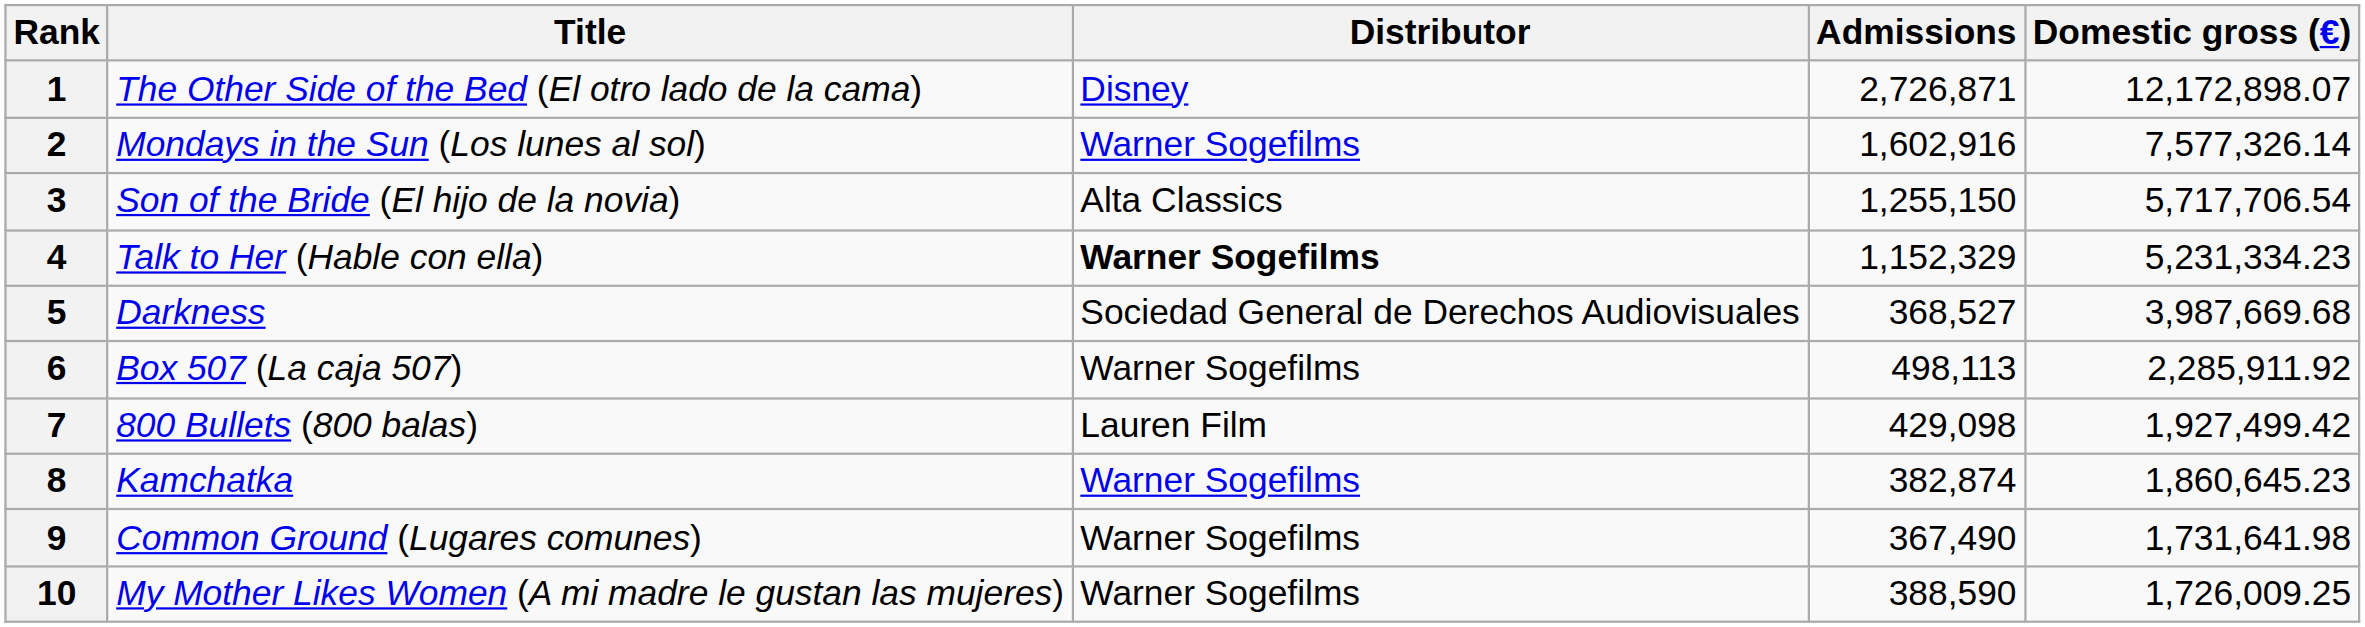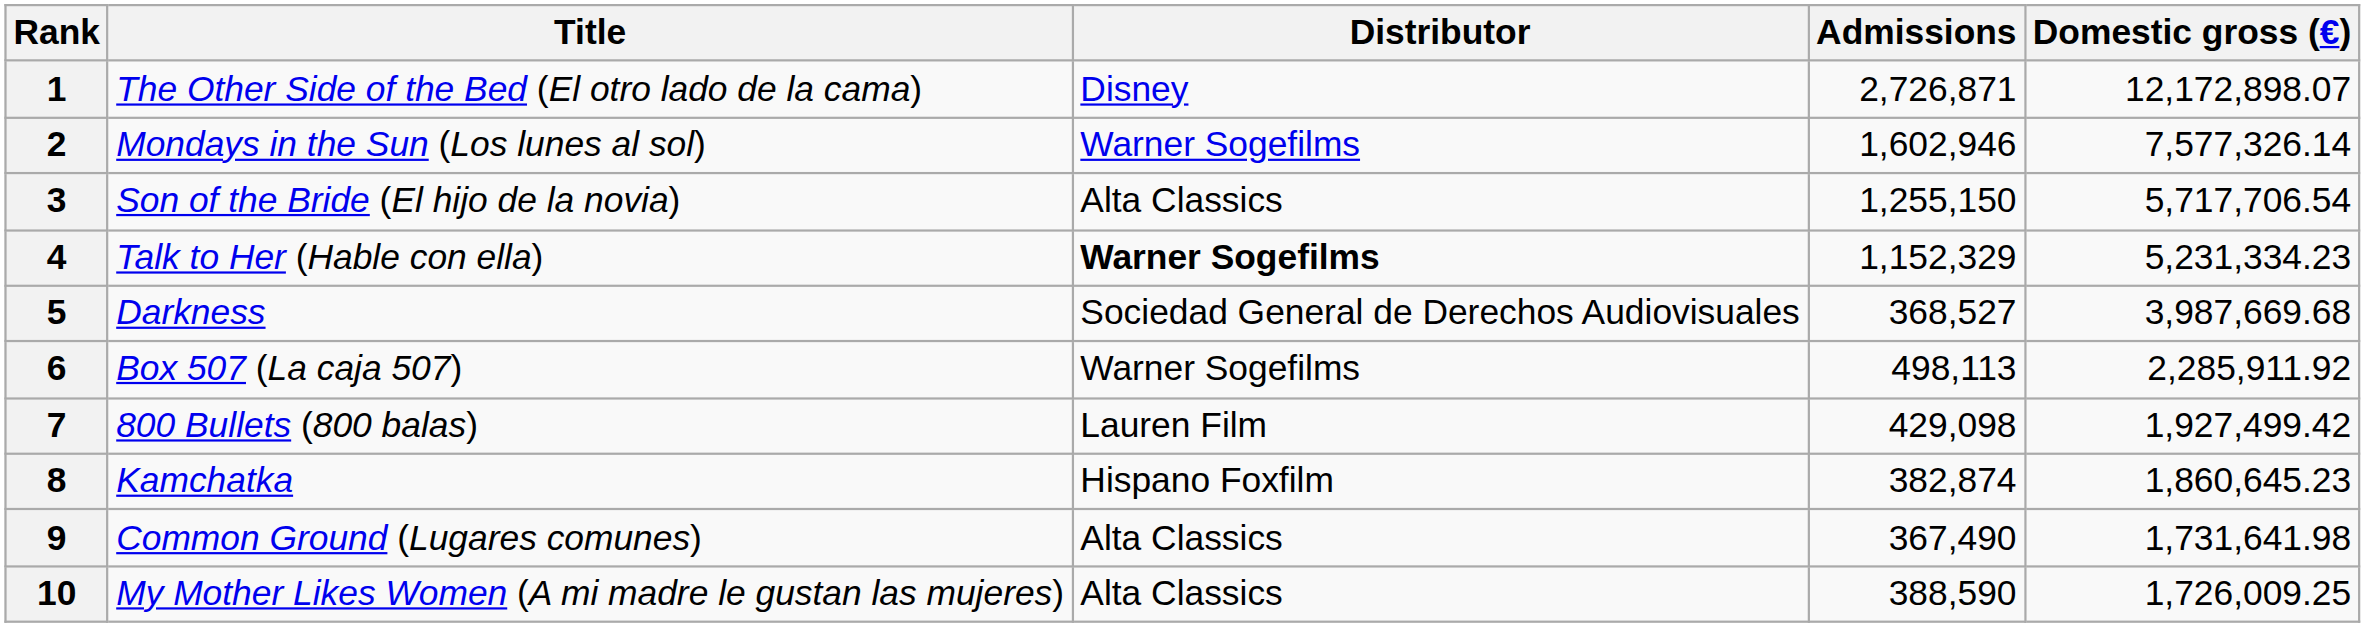(1938, 144) 1,602,916 -> (1938, 144) 1,602,946
(1220, 481) Warner Sogefilms -> (1207, 481) Hispano Foxfilm
(1220, 537) Warner Sogefilms -> (1182, 537) Alta Classics
(1220, 593) Warner Sogefilms -> (1182, 593) Alta Classics
